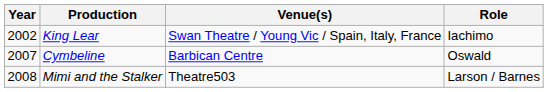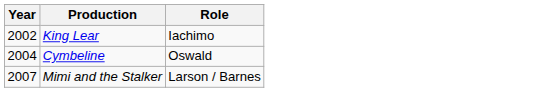- column: (305, 15)
(22, 57) 2007 -> (22, 57) 2004
(22, 77) 2008 -> (22, 77) 2007
